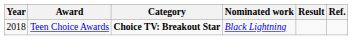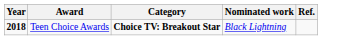- column: (311, 12)
(16, 27) normal -> (16, 27) bold
